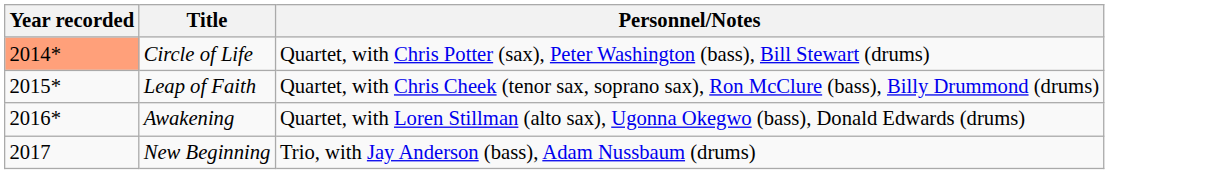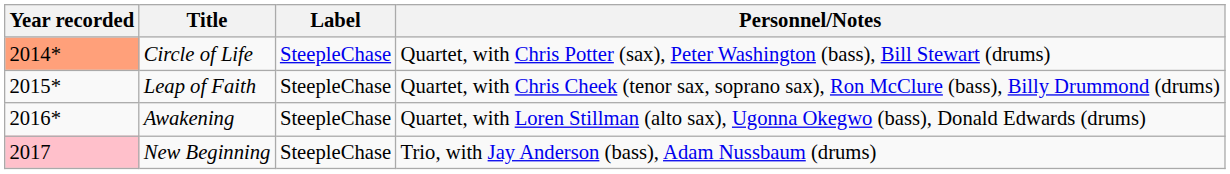+ column: (335, 20)
(30, 151) no background -> (30, 151) pink background
